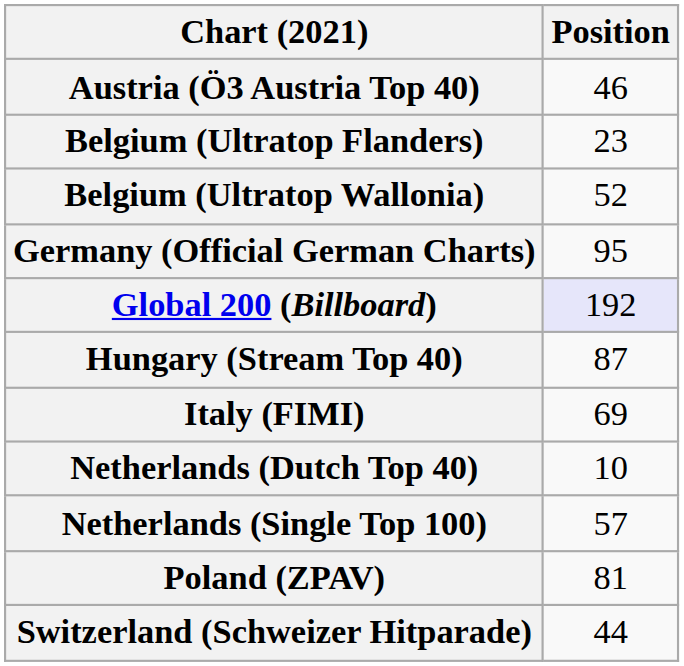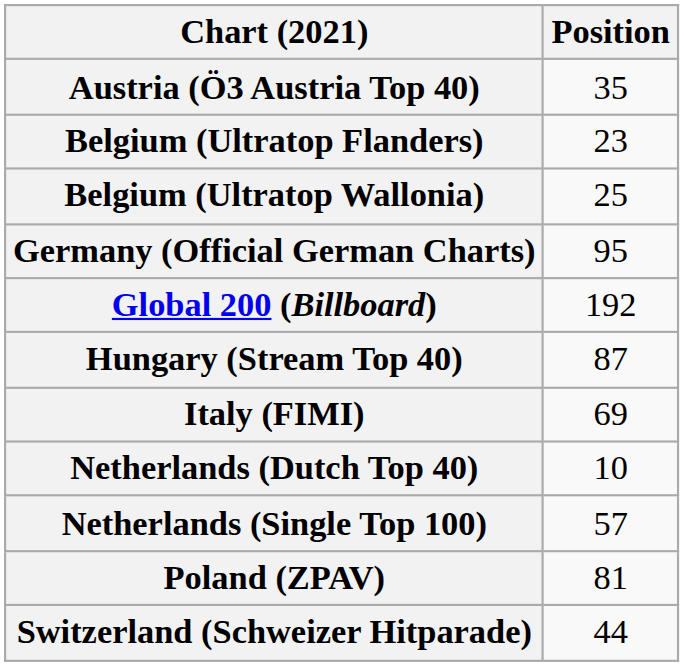(611, 86) 46 -> (611, 86) 35
(611, 195) 52 -> (611, 195) 25
(611, 304) lavender background -> (611, 304) no background
